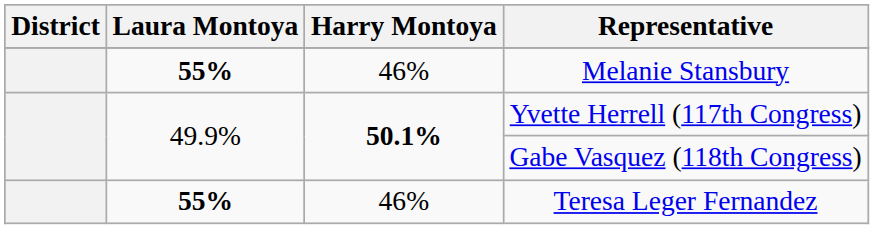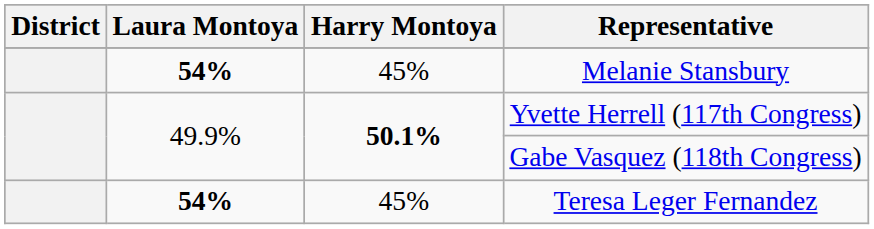(205, 69) 55% -> (205, 69) 54%
(404, 69) 46% -> (404, 69) 45%
(205, 200) 55% -> (205, 200) 54%
(404, 200) 46% -> (404, 200) 45%
